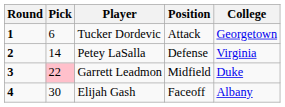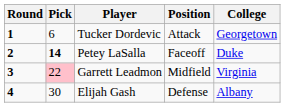(55, 53) normal -> (55, 53) bold
(188, 53) Defense -> (186, 53) Faceoff
(236, 53) Virginia -> (230, 53) Duke
(230, 72) Duke -> (236, 72) Virginia
(186, 92) Faceoff -> (188, 92) Defense
